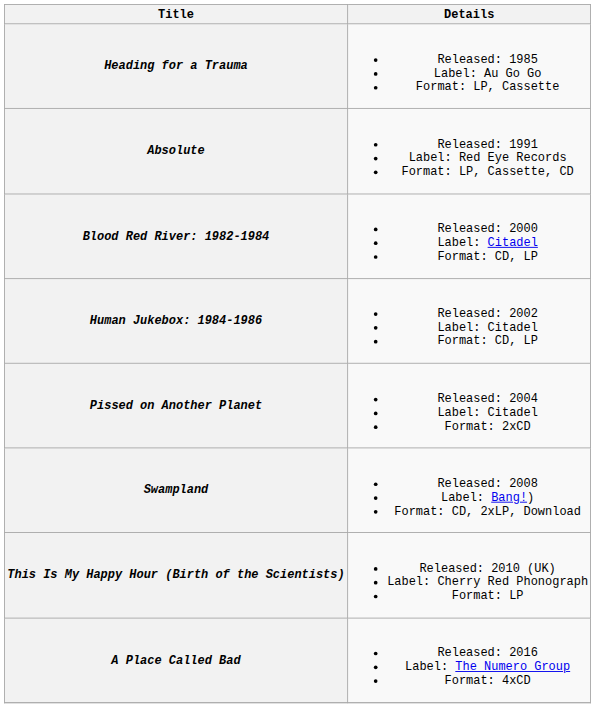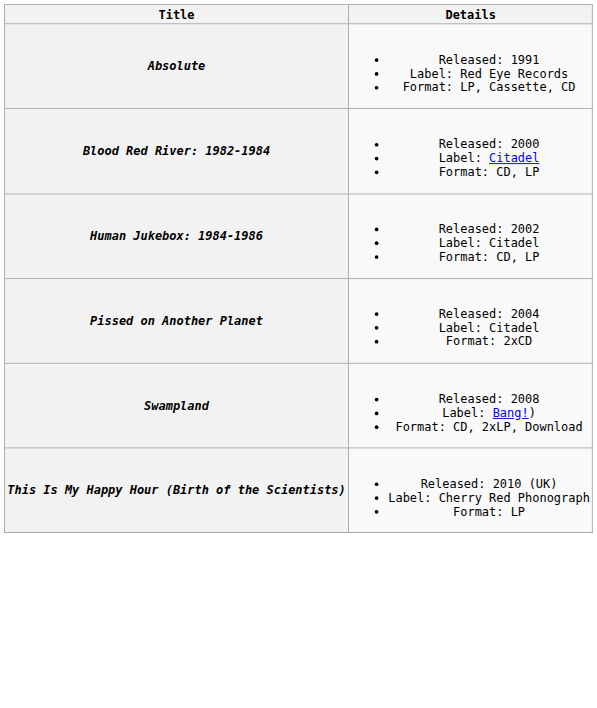- row: (176, 66)
- row: (176, 660)
